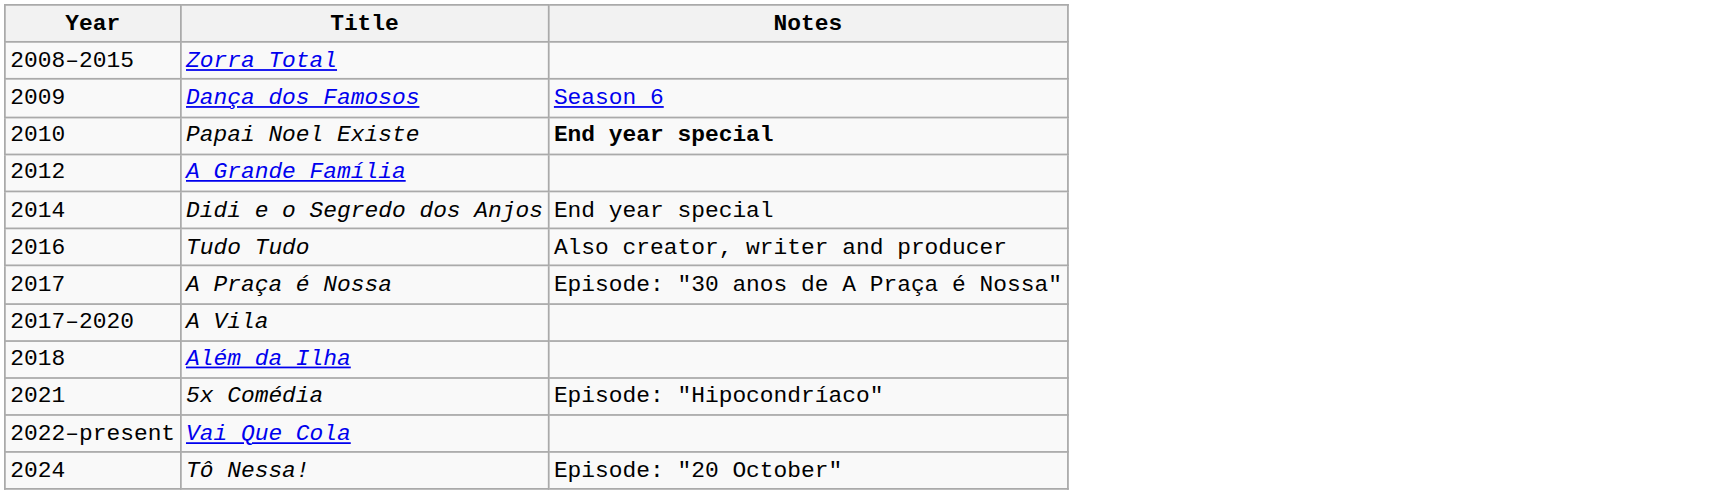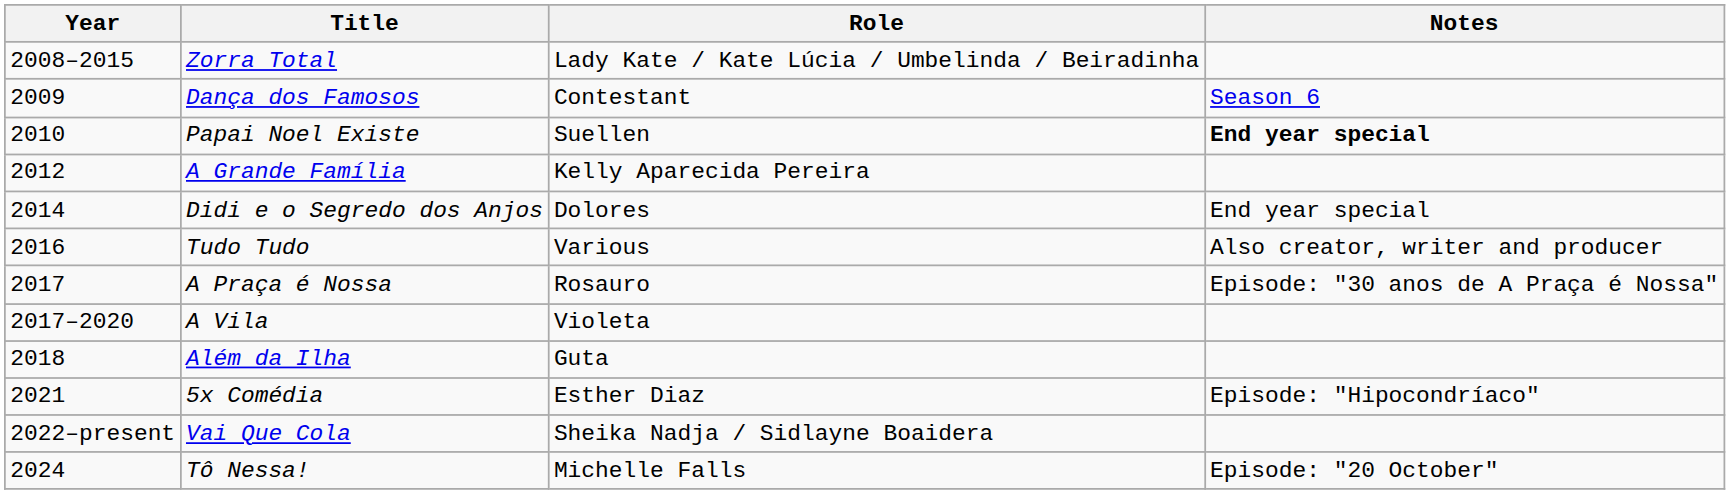+ column: (877, 24)
